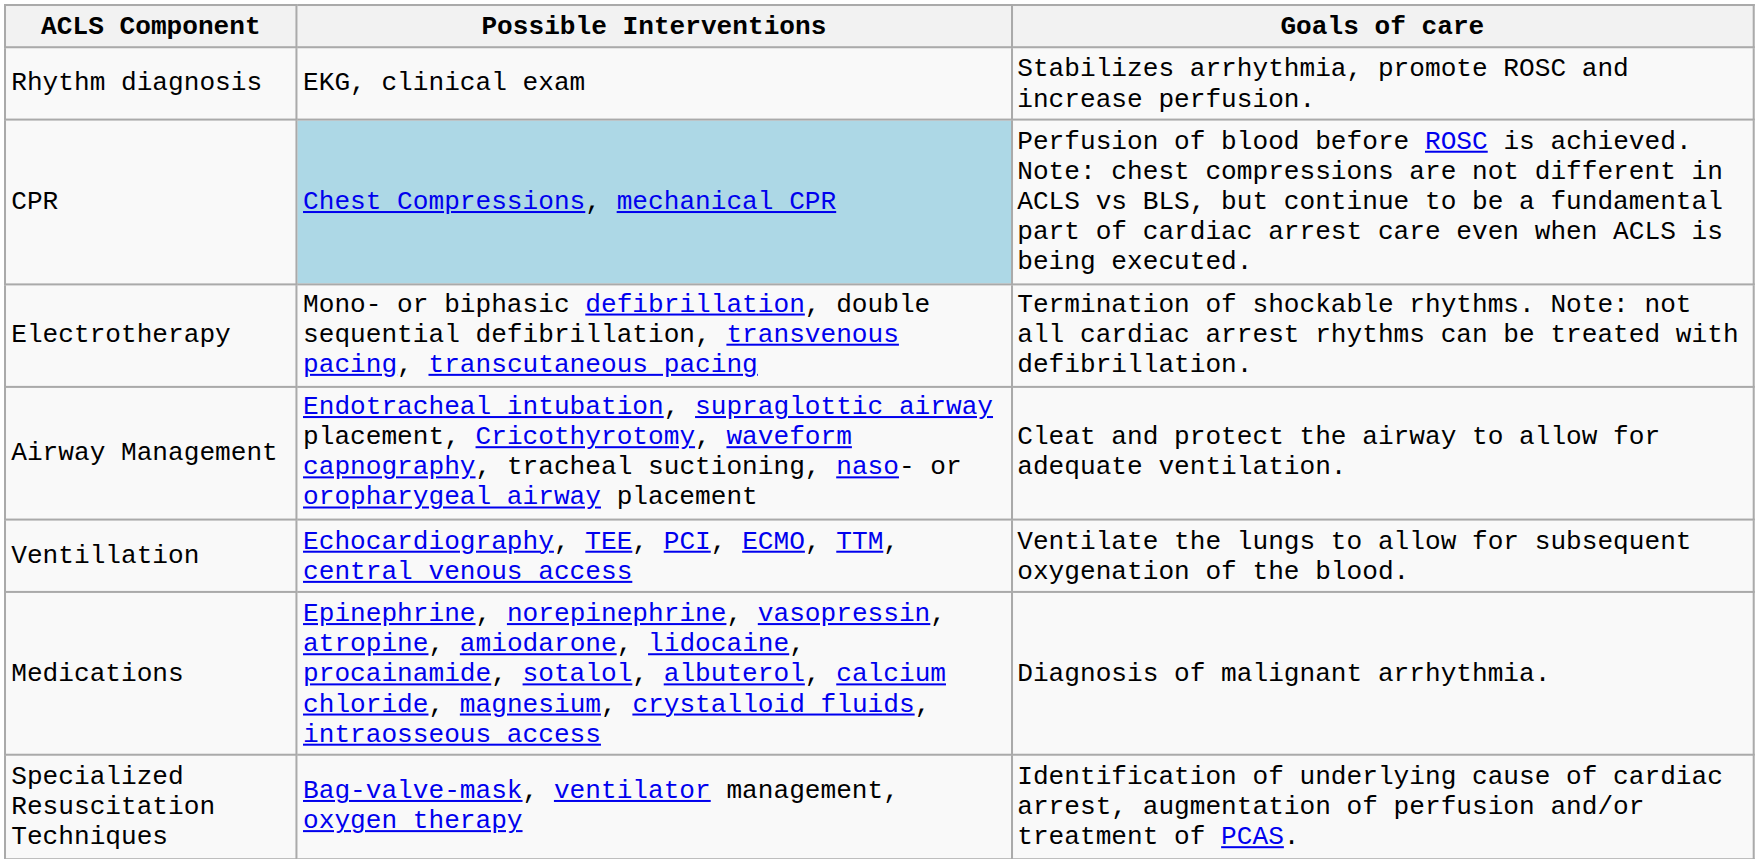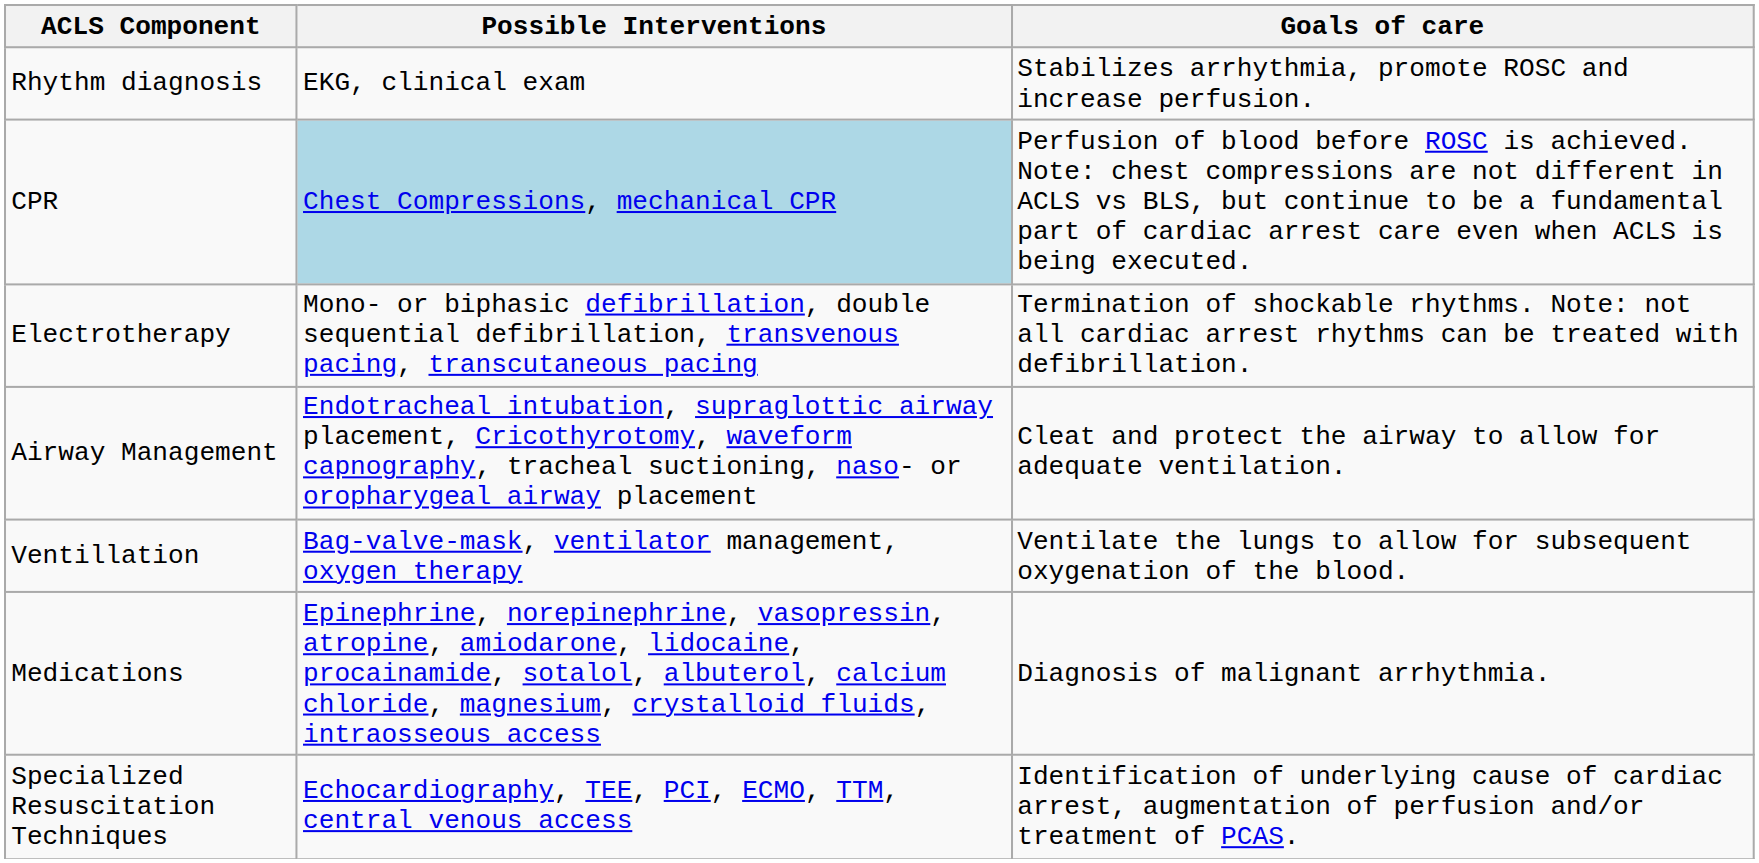(601, 556) Echocardiography, TEE, PCI, ECMO, TTM, central venous access -> (601, 556) Bag-valve-mask, ventilator management, oxygen therapy
(601, 807) Bag-valve-mask, ventilator management, oxygen therapy -> (601, 807) Echocardiography, TEE, PCI, ECMO, TTM, central venous access
